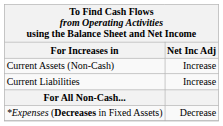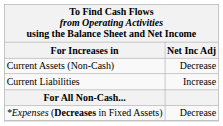(200, 66) Increase -> (198, 66) Decrease
